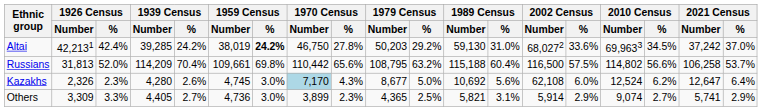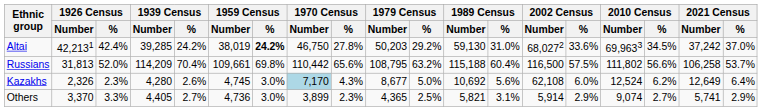(624, 65) 114,802 -> (624, 65) 111,802
(705, 81) 12,647 -> (705, 81) 12,649
(81, 98) 3,309 -> (81, 98) 3,370
